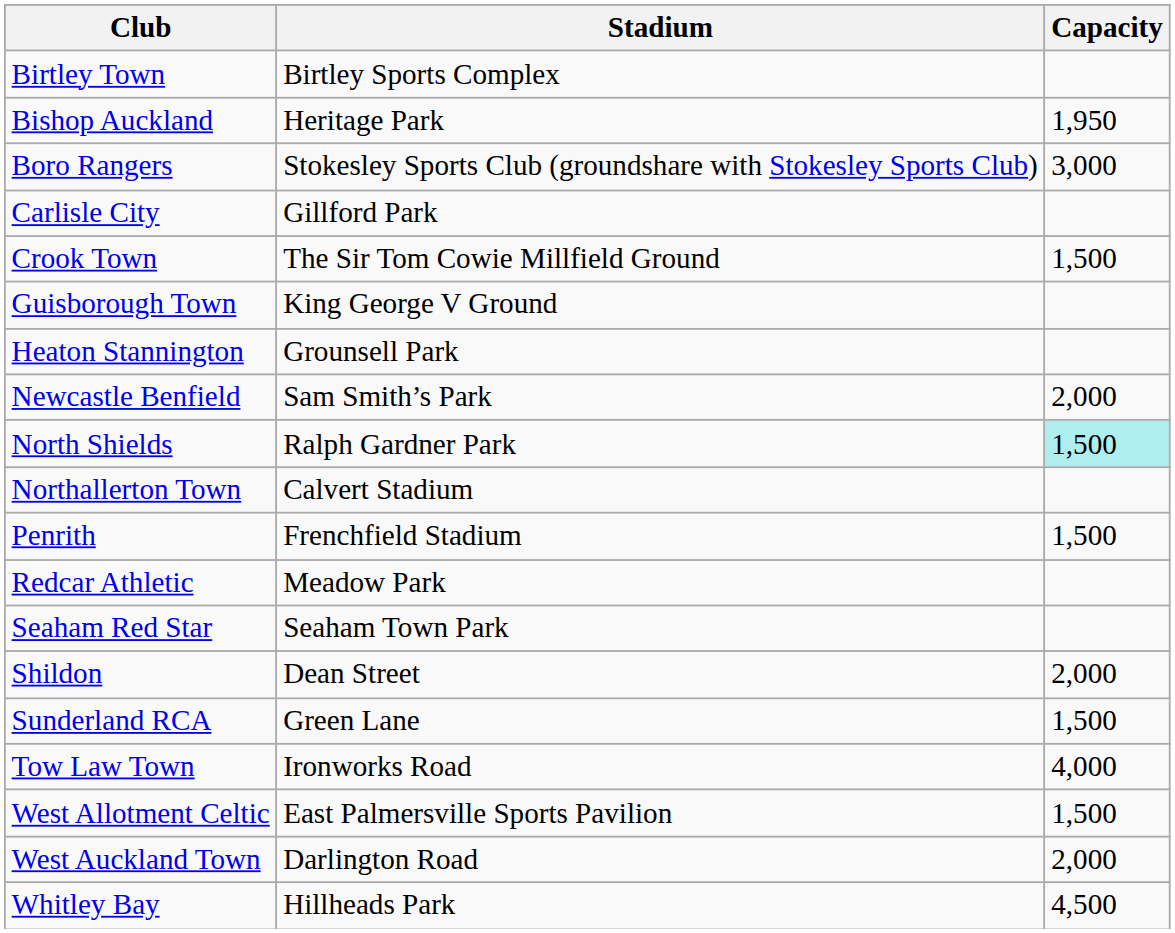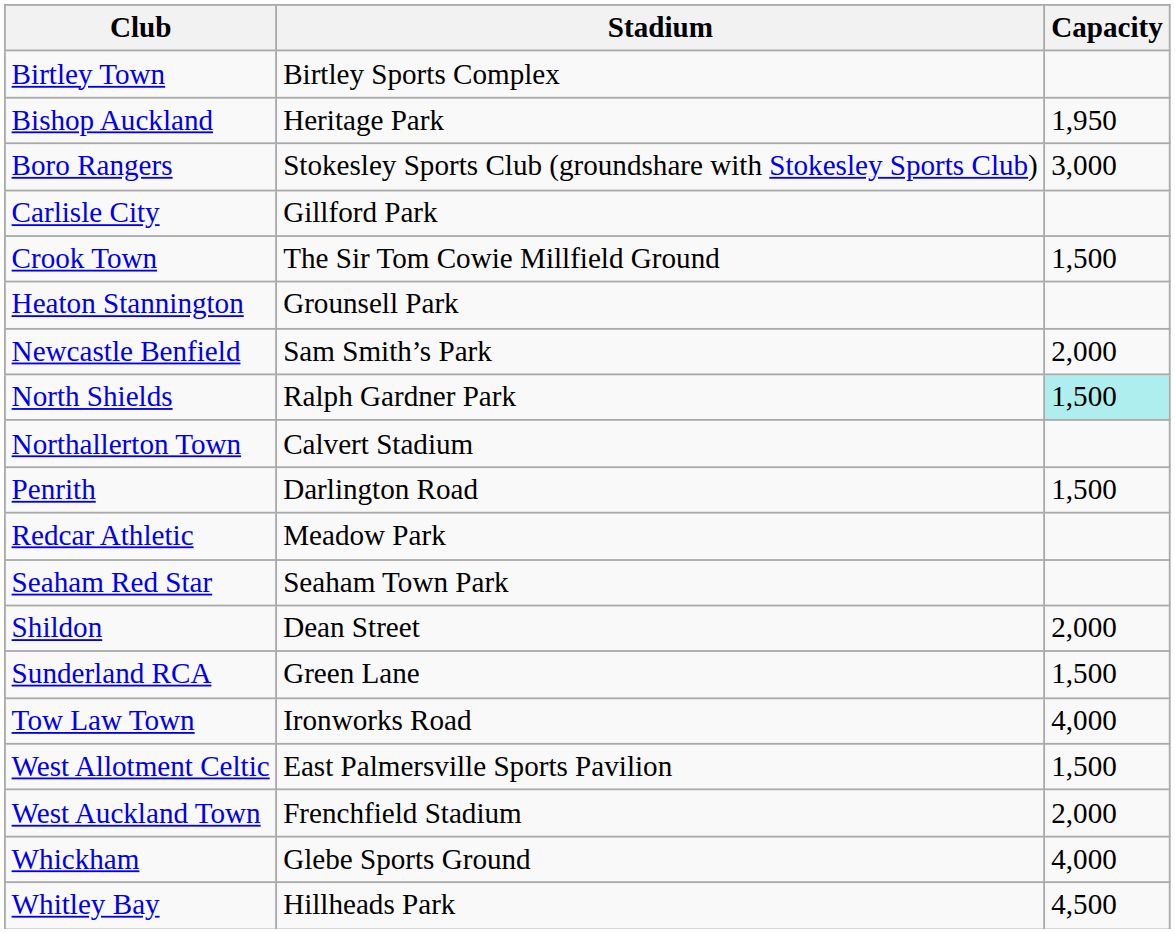- row: (124, 304)
(402, 535) Frenchfield Stadium -> (381, 489) Darlington Road
(381, 858) Darlington Road -> (402, 812) Frenchfield Stadium
+ row: (76, 858)
